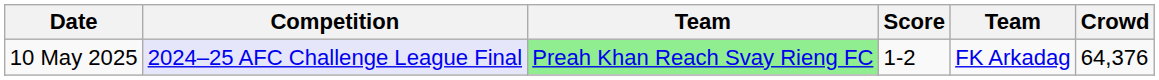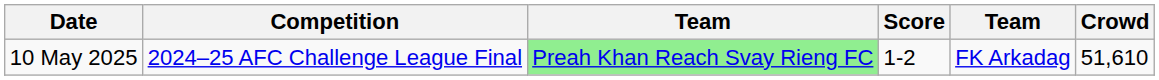(335, 57) lavender background -> (335, 57) no background
(1114, 57) 64,376 -> (1114, 57) 51,610
